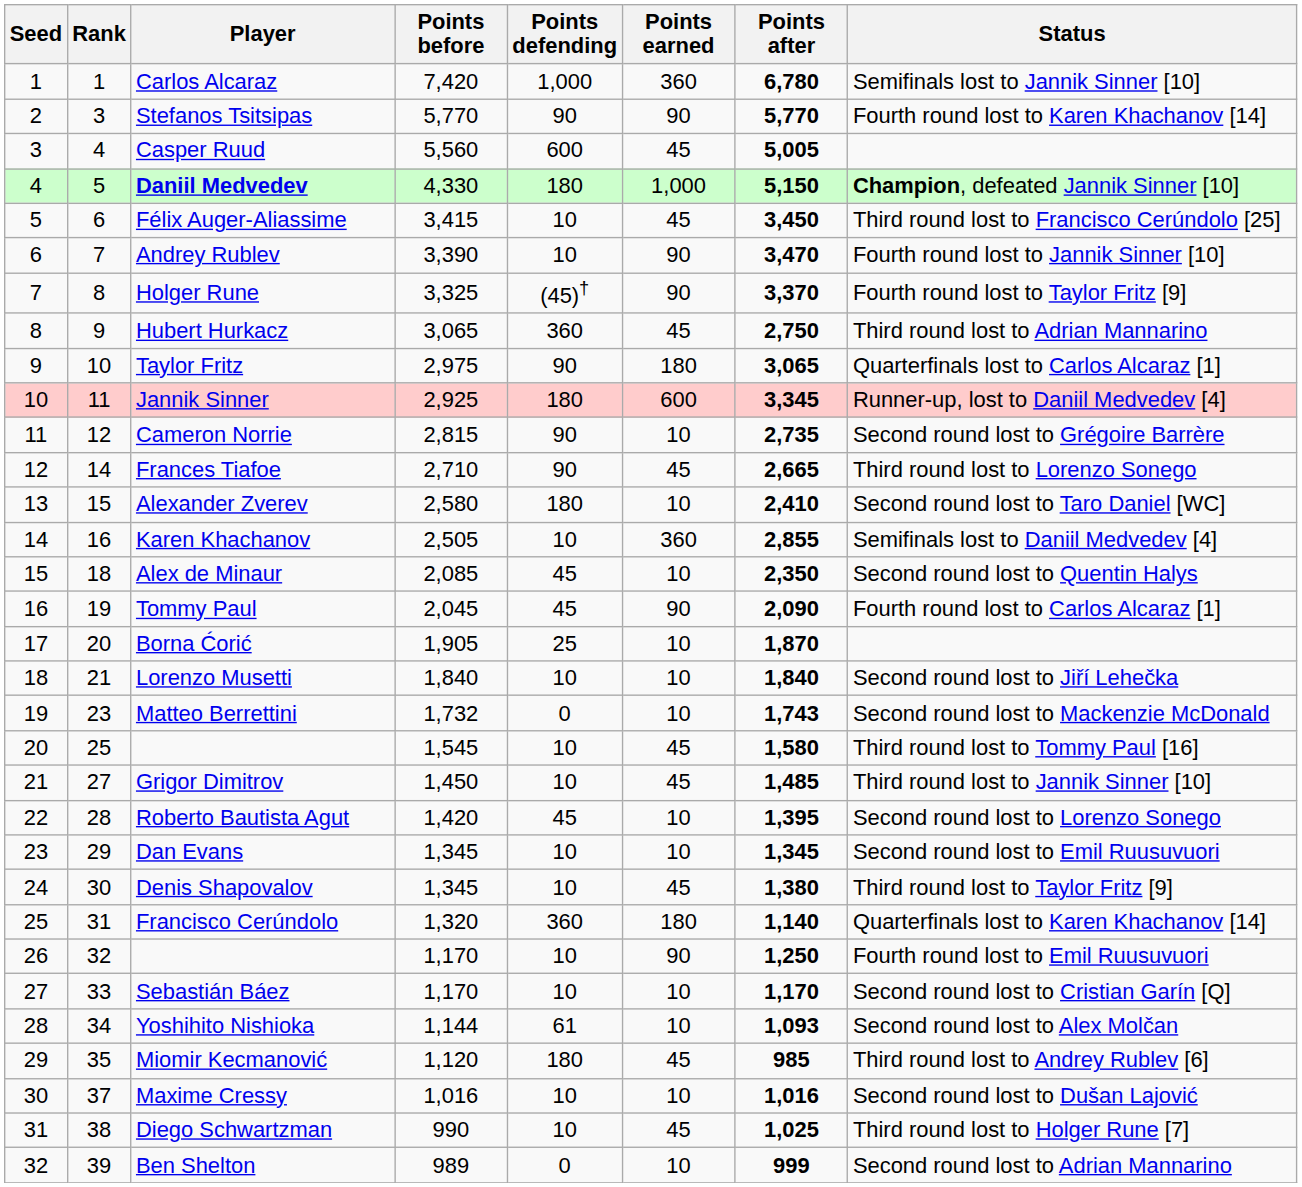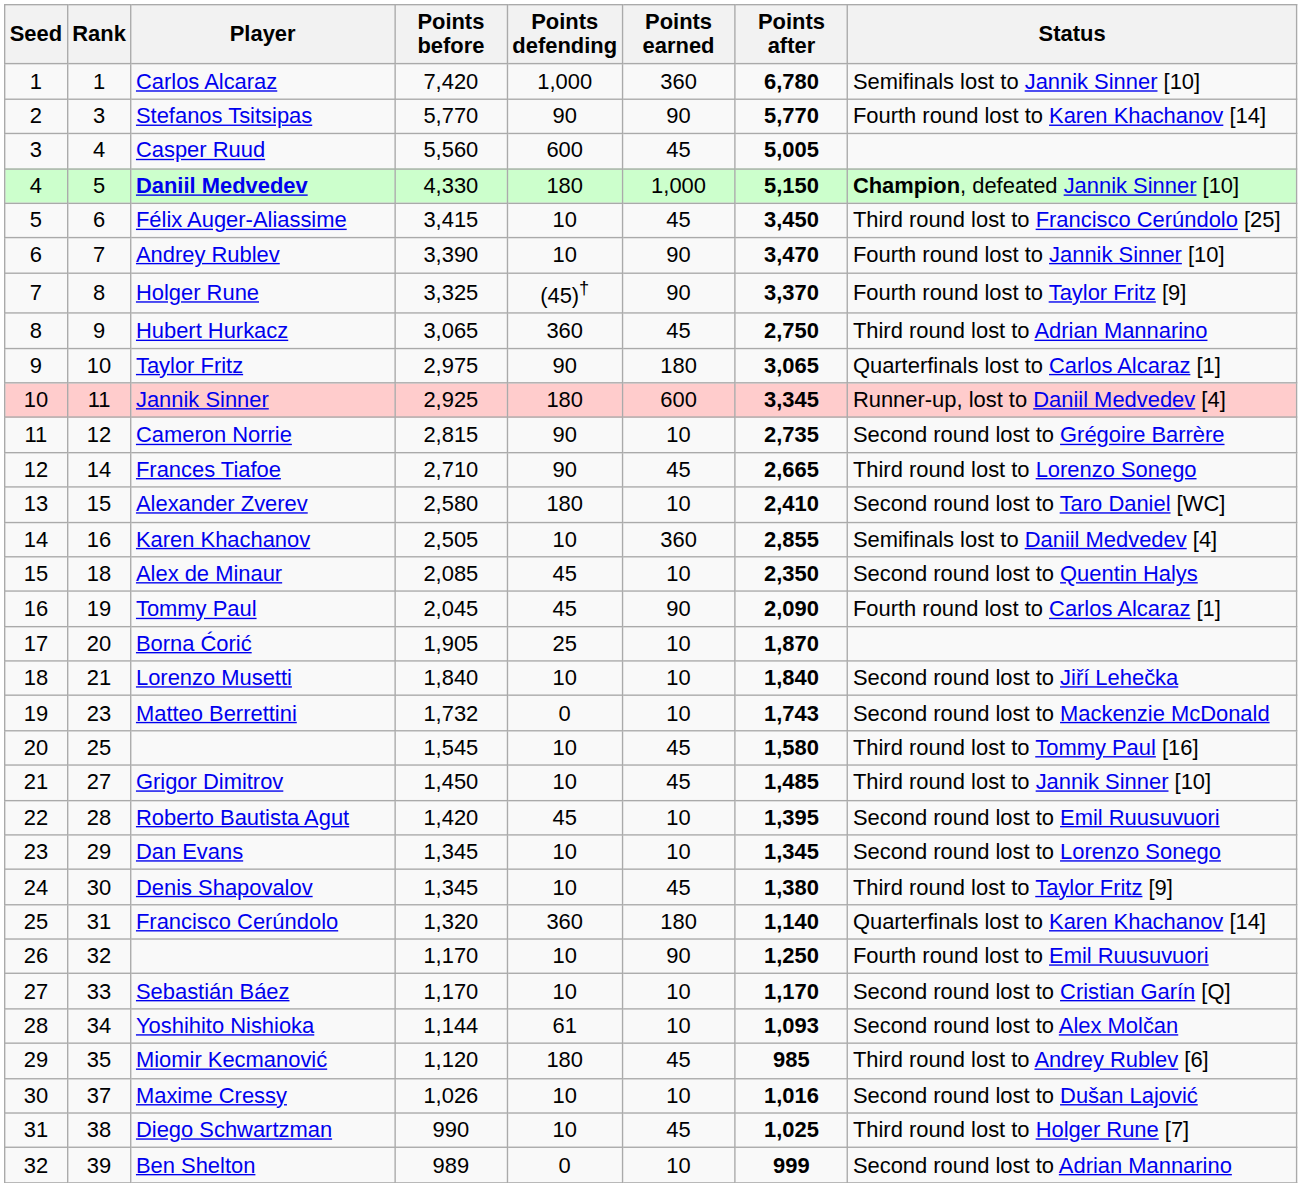(1037, 817) Second round lost to Lorenzo Sonego -> (1036, 817) Second round lost to Emil Ruusuvuori
(1036, 852) Second round lost to Emil Ruusuvuori -> (1037, 852) Second round lost to Lorenzo Sonego
(451, 1095) 1,016 -> (451, 1095) 1,026
